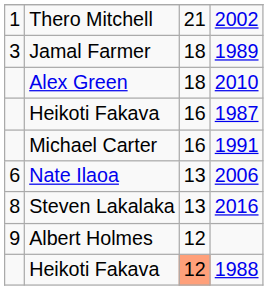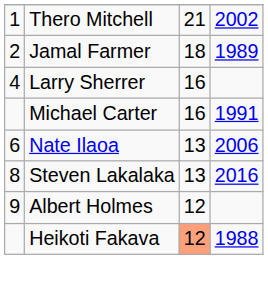(15, 51) 3 -> (15, 51) 2
- row: (78, 82)
+ row: (87, 82)
- row: (94, 113)
